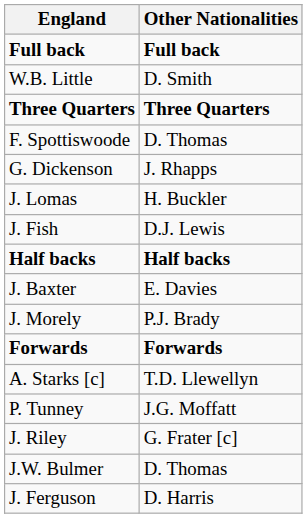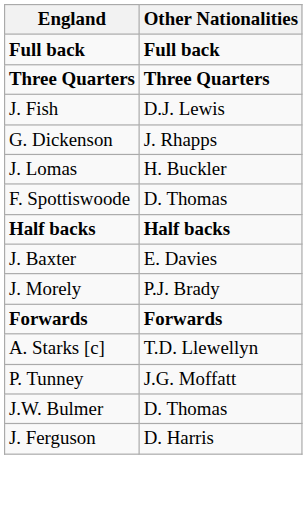- row: (51, 79)
rows swapped: (70, 139) <-> (34, 229)
- row: (38, 438)
